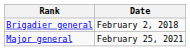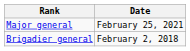rows swapped: (50, 25) <-> (39, 39)
